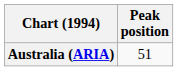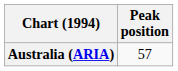(145, 54) 51 -> (145, 54) 57
